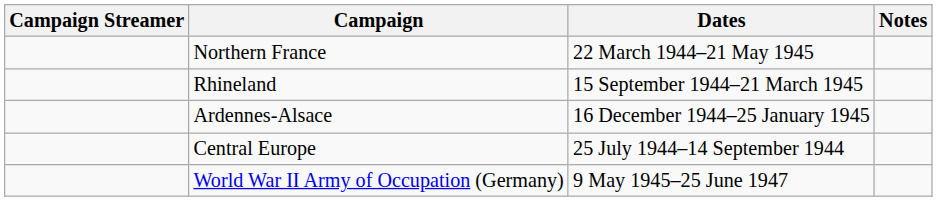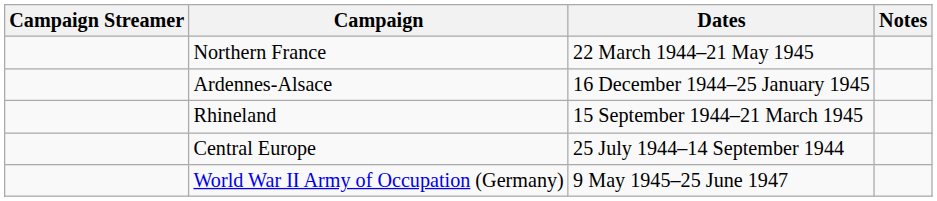rows swapped: (235, 84) <-> (263, 116)
